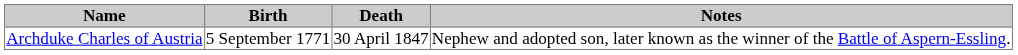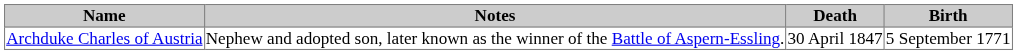columns swapped: (268, 15) <-> (721, 15)
